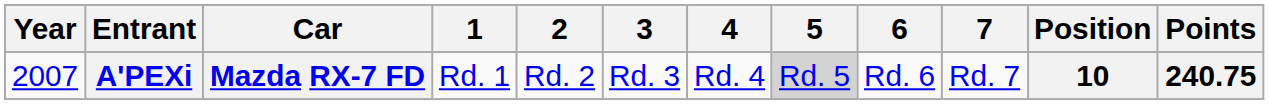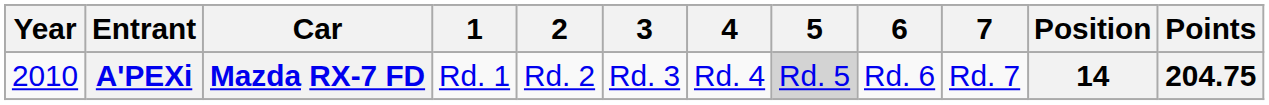(45, 76) 2007 -> (45, 76) 2010
(1093, 76) 10 -> (1093, 76) 14
(1211, 76) 240.75 -> (1211, 76) 204.75
